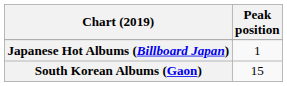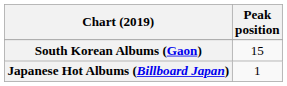rows swapped: (118, 50) <-> (118, 71)
